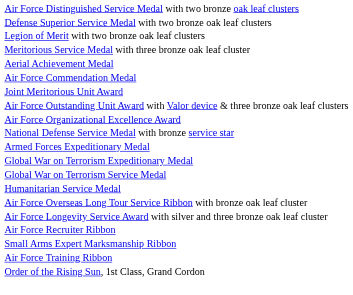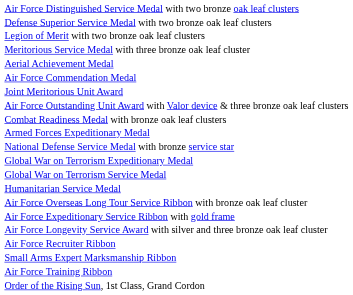- row: (93, 119)
+ row: (115, 119)
rows swapped: (119, 133) <-> (77, 147)
+ row: (120, 216)
